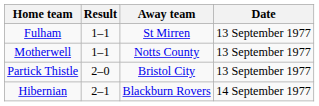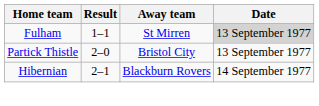(264, 33) no background -> (264, 33) lightgrey background
- row: (43, 52)
